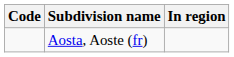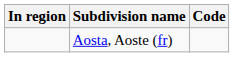columns swapped: (24, 16) <-> (197, 16)
